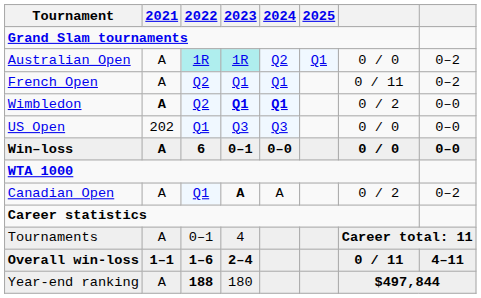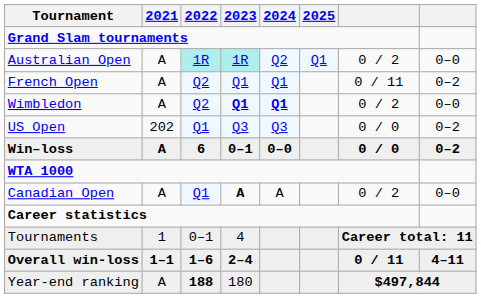(379, 60) 0 / 0 -> (379, 60) 0 / 2
(448, 60) 0–2 -> (448, 60) 0–0
(162, 105) bold -> (162, 105) normal
(448, 127) 0–0 -> (448, 127) 0–2
(448, 149) 0–0 -> (448, 149) 0–2
(448, 194) 0–2 -> (448, 194) 0–0
(162, 238) A -> (162, 238) 1
